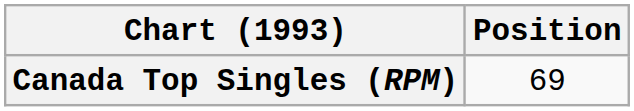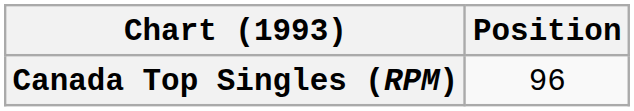(547, 81) 69 -> (547, 81) 96
